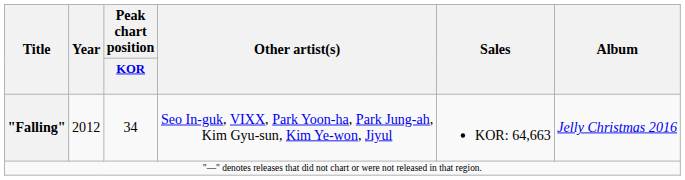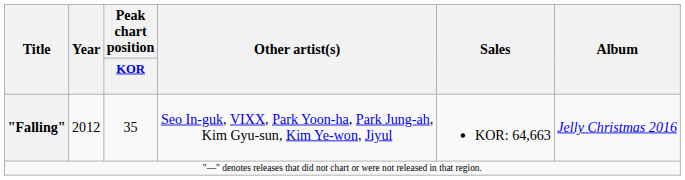(131, 127) 34 -> (131, 127) 35
